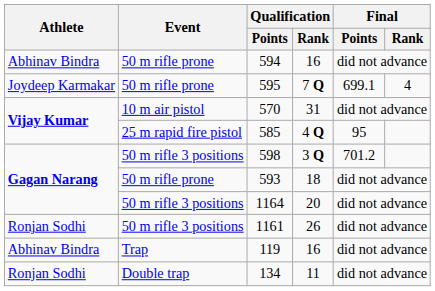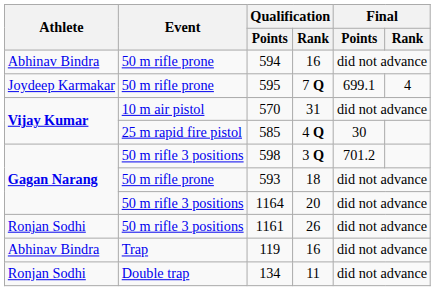(359, 132) 95 -> (359, 132) 30
